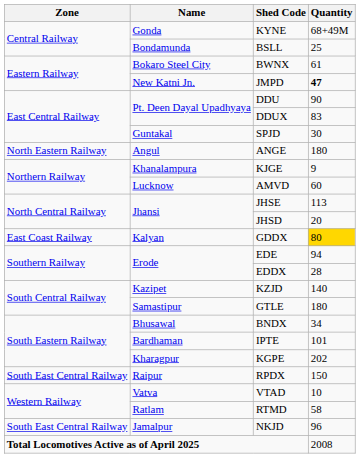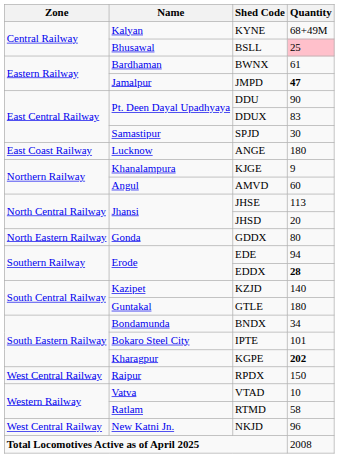(147, 30) Gonda -> (127, 30) Kalyan
(161, 47) Bondamunda -> (133, 47) Bhusawal
(316, 47) no background -> (295, 47) pink background
(171, 64) Bokaro Steel City -> (137, 64) Bardhaman
(164, 82) New Katni Jn. -> (132, 82) Jamalpur
(152, 133) Guntakal -> (136, 133) Samastipur
(57, 151) North Eastern Railway -> (49, 151) East Coast Railway
(146, 151) Angul -> (132, 151) Lucknow
(153, 185) Lucknow -> (125, 185) Angul
(49, 237) East Coast Railway -> (57, 237) North Eastern Railway
(148, 237) Kalyan -> (126, 237) Gonda
(316, 237) gold background -> (295, 237) no background
(316, 271) normal -> (295, 271) bold
(157, 306) Samastipur -> (132, 306) Guntakal
(154, 323) Bhusawal -> (141, 323) Bondamunda
(158, 340) Bardhaman -> (151, 340) Bokaro Steel City
(319, 358) normal -> (298, 358) bold
(67, 375) South East Central Railway -> (54, 375) West Central Railway
(67, 427) South East Central Railway -> (54, 427) West Central Railway
(152, 427) Jamalpur -> (143, 427) New Katni Jn.
